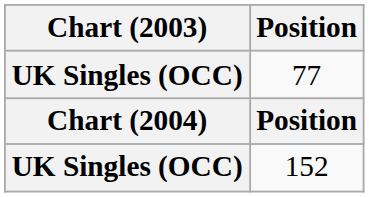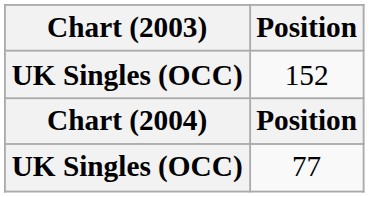rows swapped: (307, 167) <-> (307, 74)
